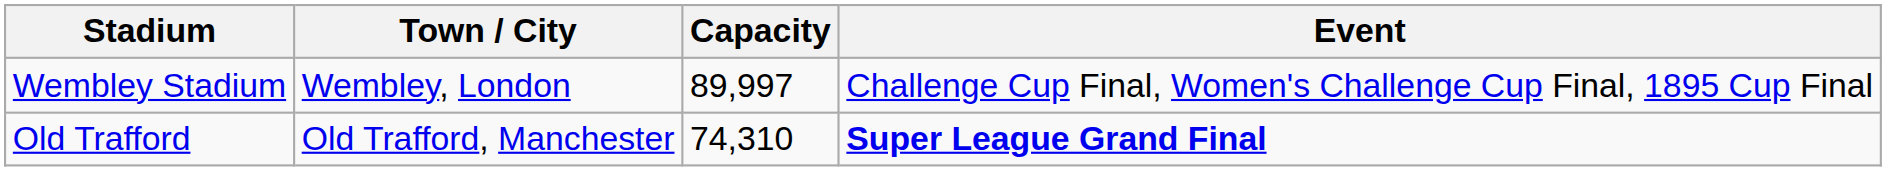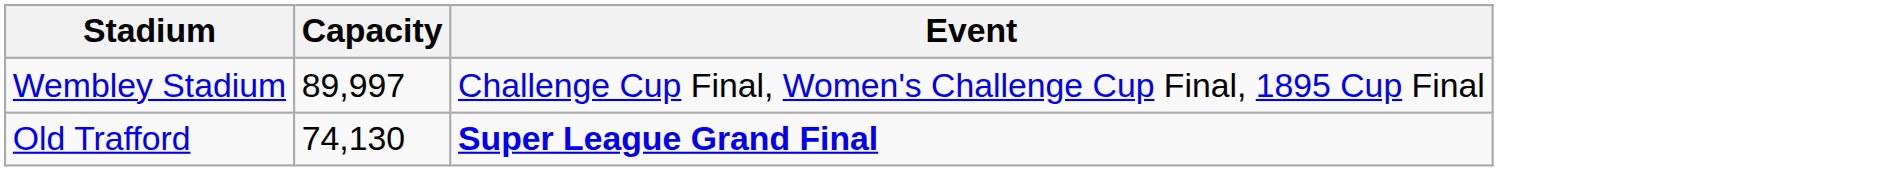- column: (488, 31)
(742, 138) 74,310 -> (353, 138) 74,130
